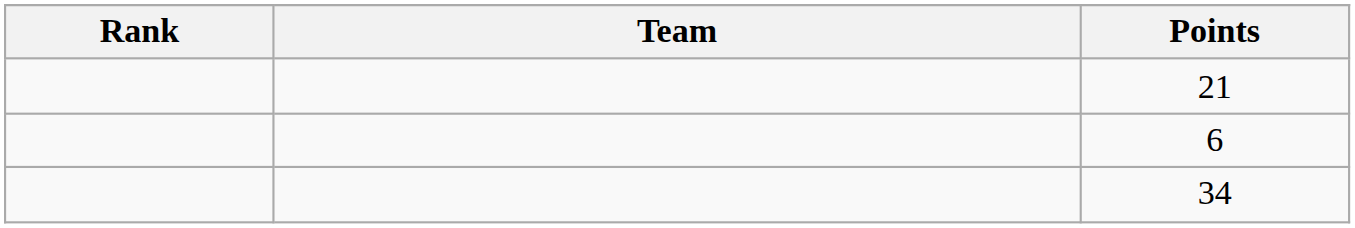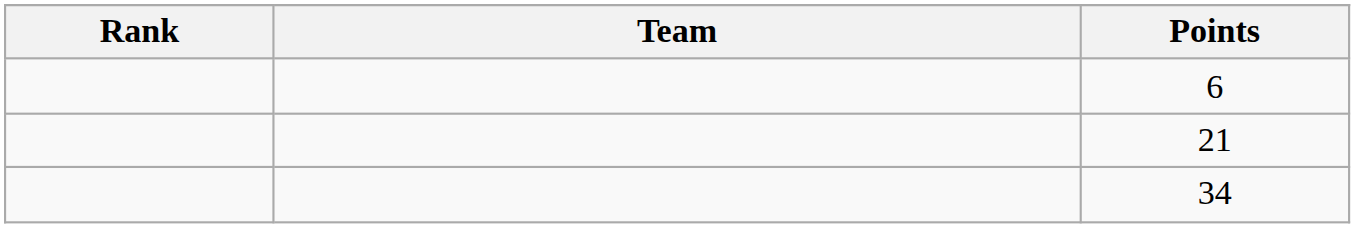rows swapped: (1215, 139) <-> (1215, 85)
